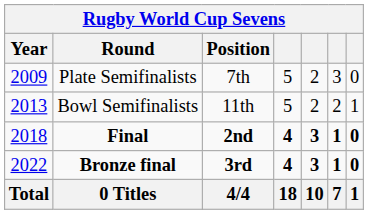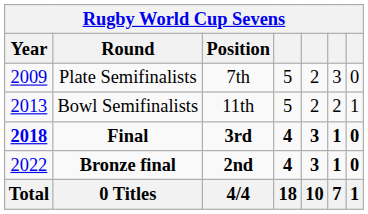(29, 135) normal -> (29, 135) bold
(238, 135) 2nd -> (238, 135) 3rd
(238, 164) 3rd -> (238, 164) 2nd
